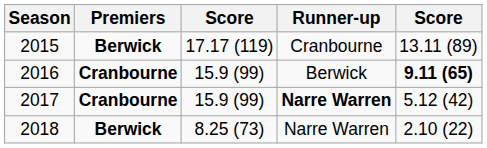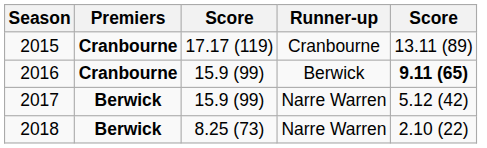(128, 45) Berwick -> (128, 45) Cranbourne
(128, 101) Cranbourne -> (128, 101) Berwick
(336, 101) bold -> (334, 101) normal
